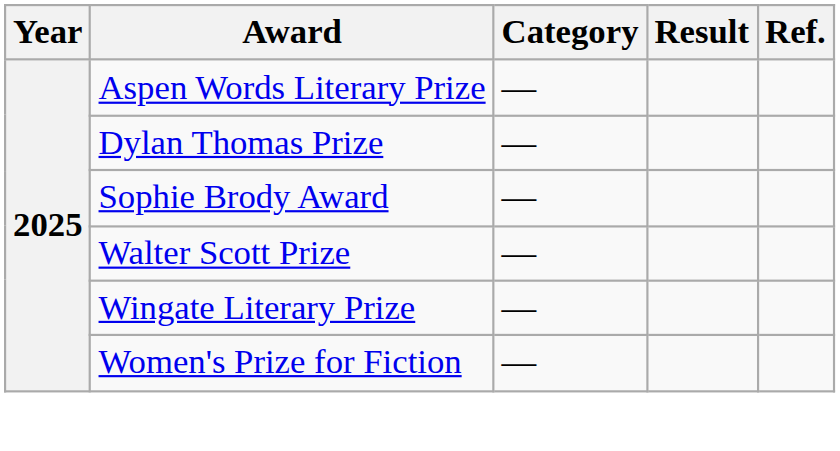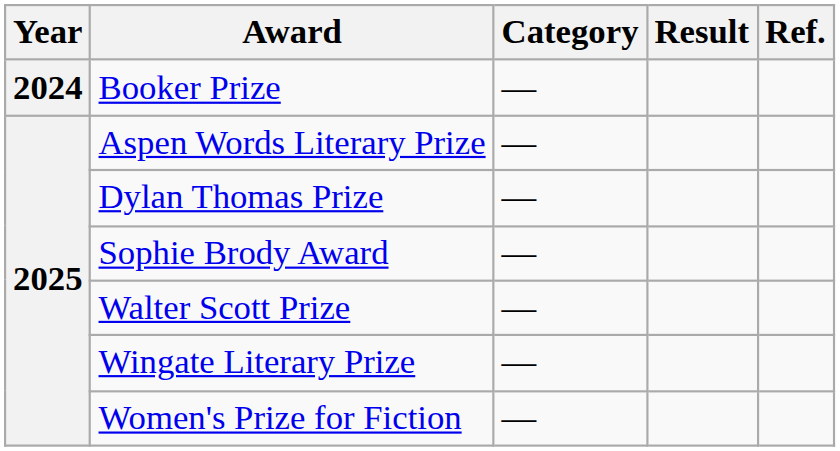+ row: (190, 87)
